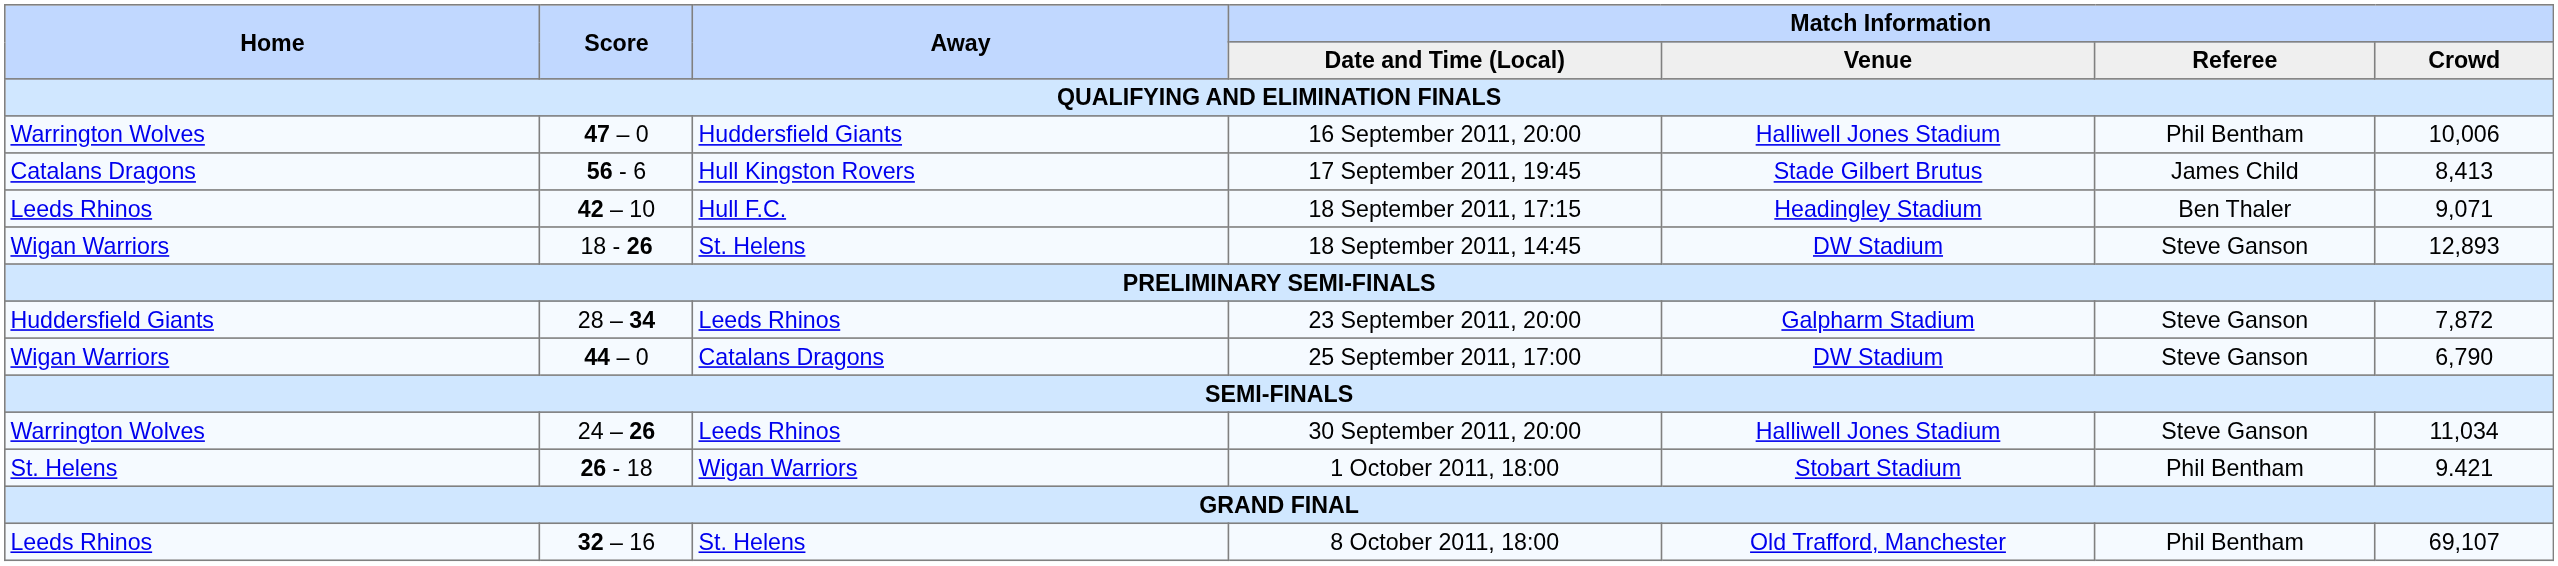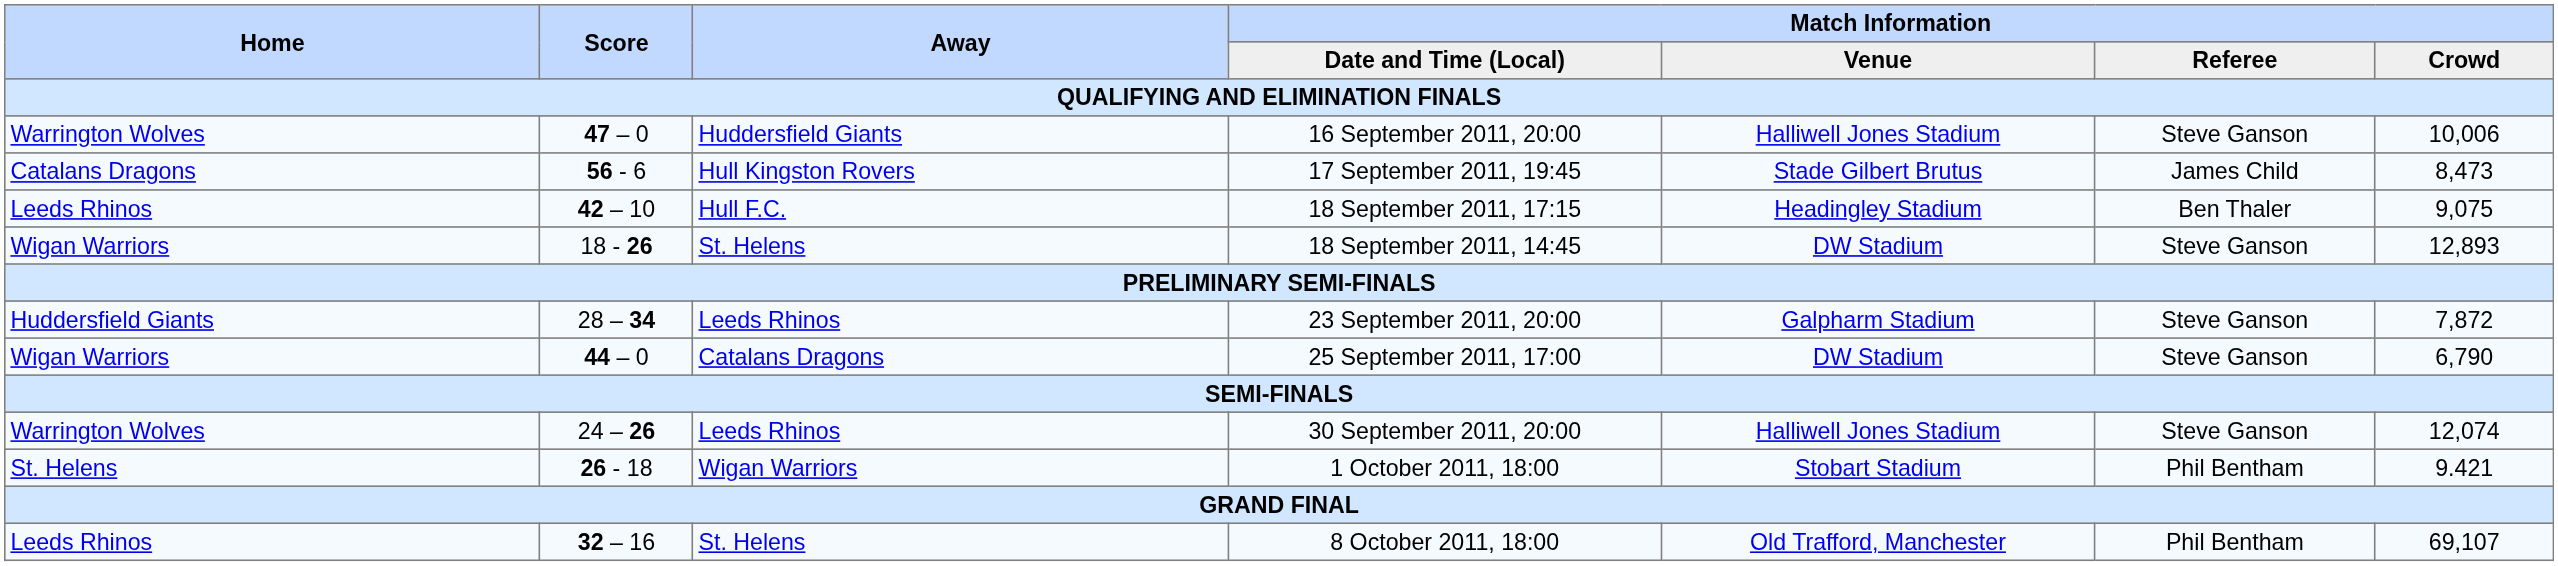(2235, 134) Phil Bentham -> (2235, 134) Steve Ganson
(2464, 171) 8,413 -> (2464, 171) 8,473
(2464, 208) 9,071 -> (2464, 208) 9,075
(2464, 431) 11,034 -> (2464, 431) 12,074
